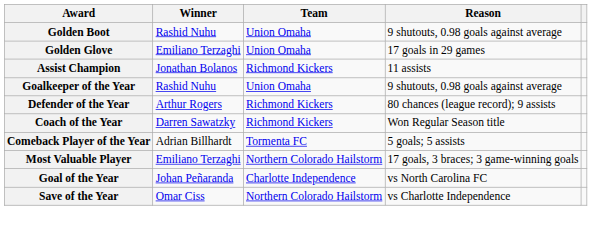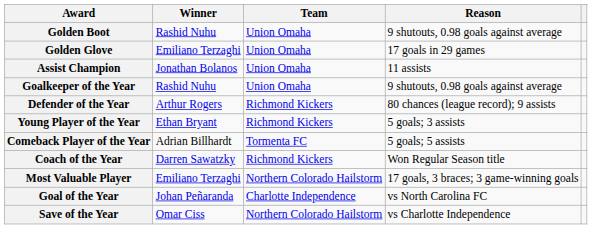(289, 68) Richmond Kickers -> (278, 68) Union Omaha
+ row: (79, 123)
rows swapped: (79, 141) <-> (79, 123)
